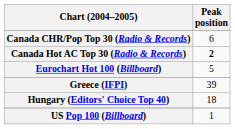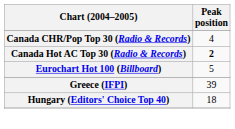(211, 38) 6 -> (211, 38) 4
- row: (98, 116)
